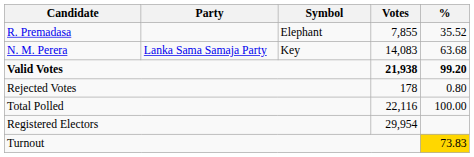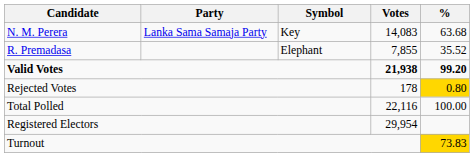rows swapped: (37, 50) <-> (39, 32)
(456, 87) no background -> (456, 87) gold background
